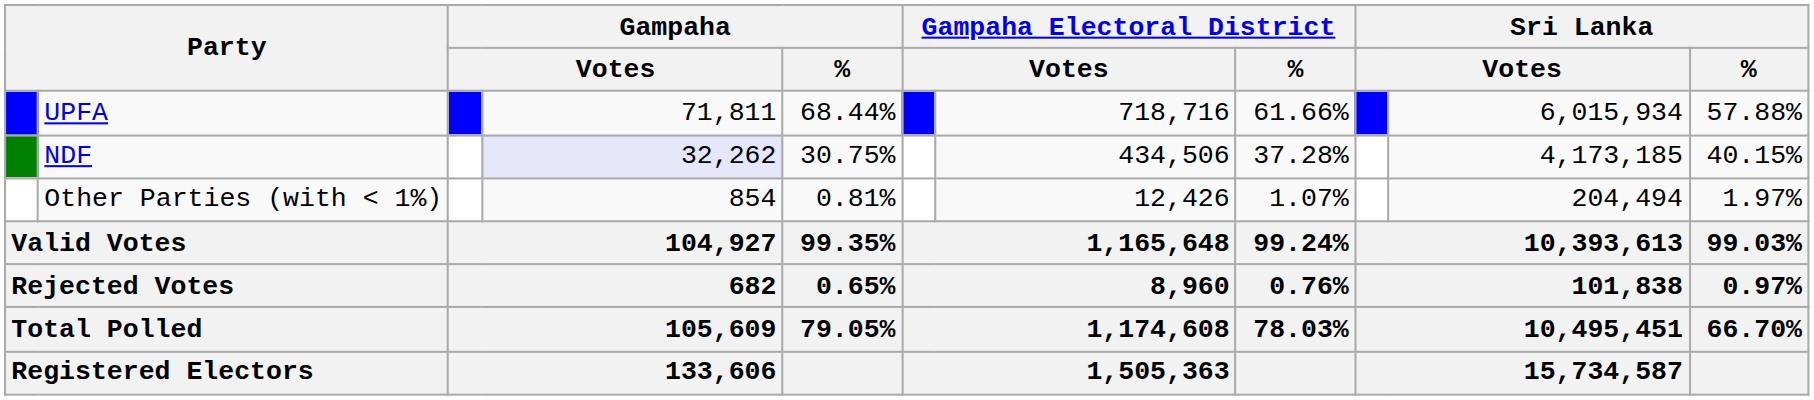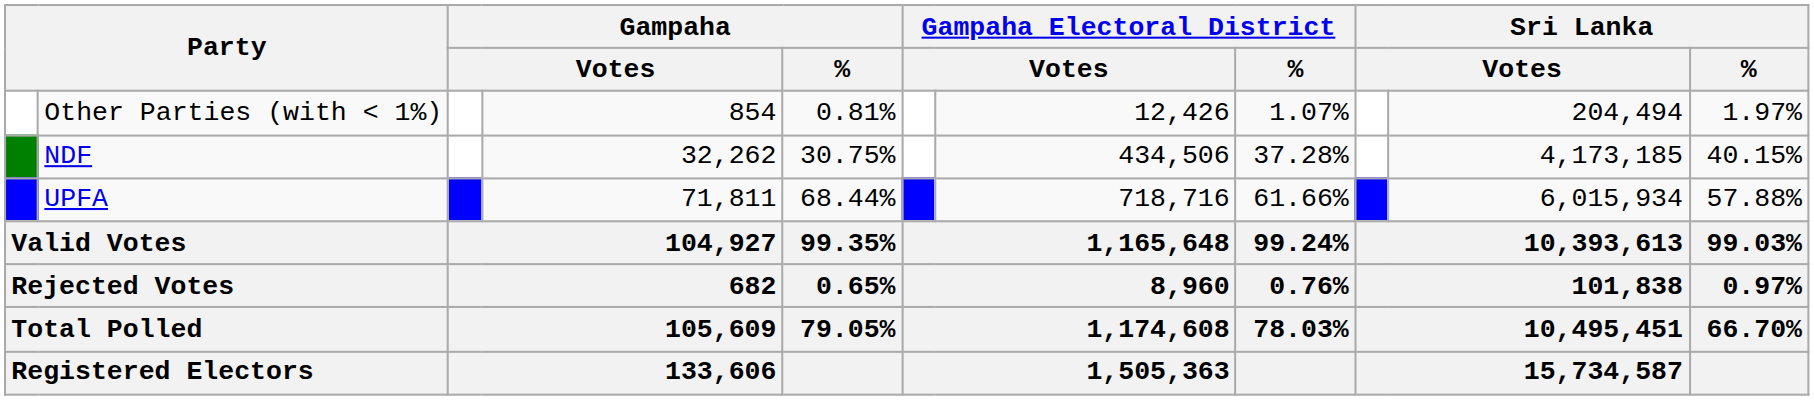rows swapped: (76, 113) <-> (243, 200)
(729, 156) lavender background -> (729, 156) no background
